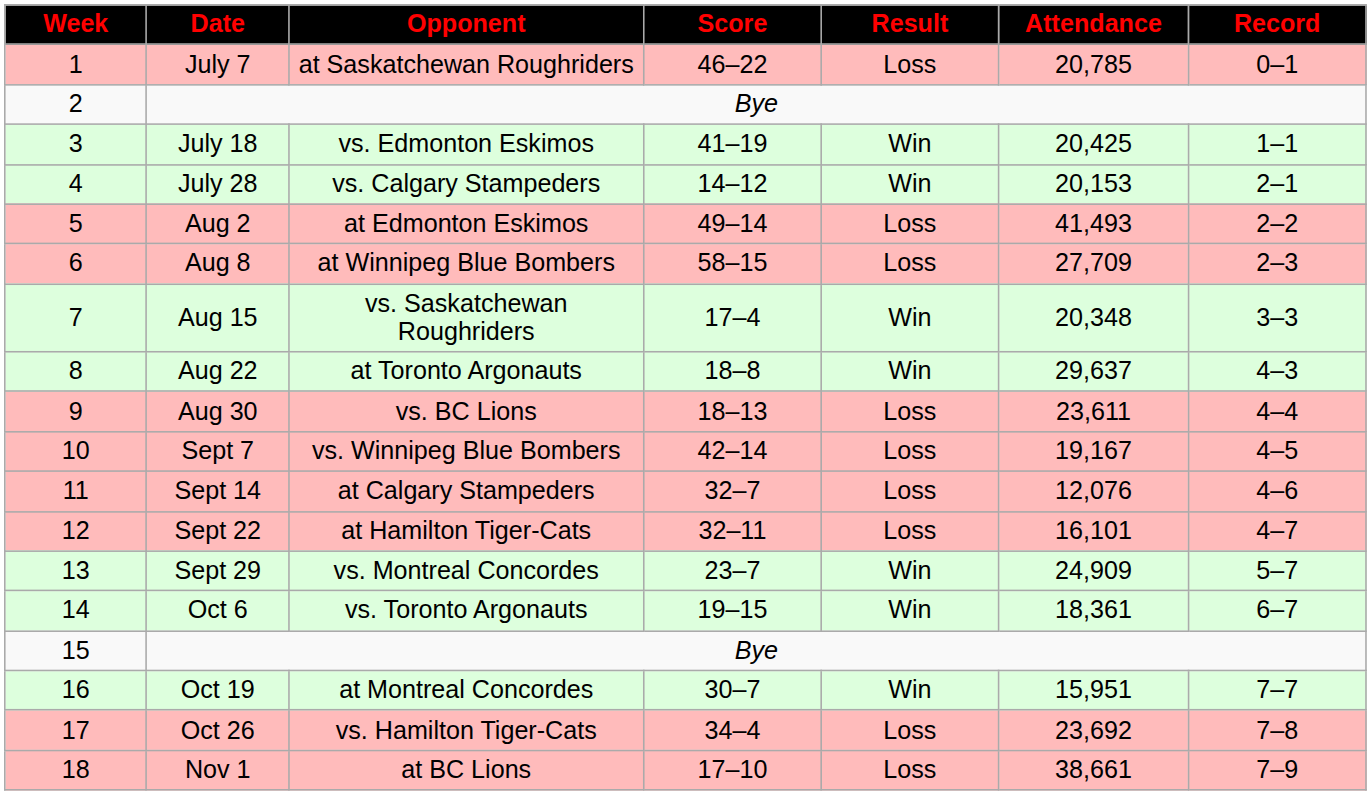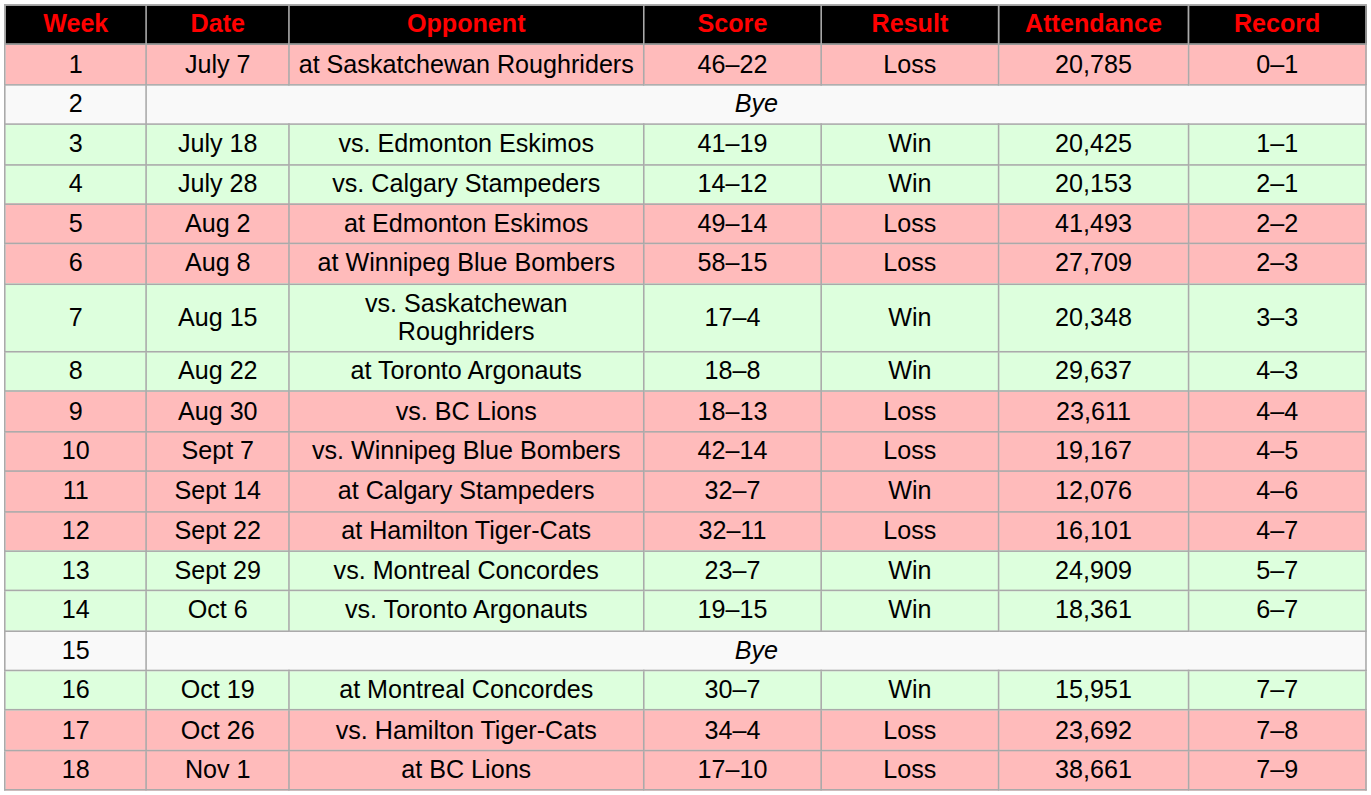(910, 490) Loss -> (910, 490) Win
